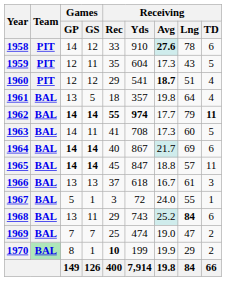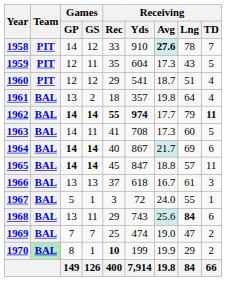(211, 47) 6 -> (211, 47) 7
(166, 81) bold -> (166, 81) normal
(92, 98) 5 -> (92, 98) 2
(166, 217) 25.2 -> (166, 217) 25.6
